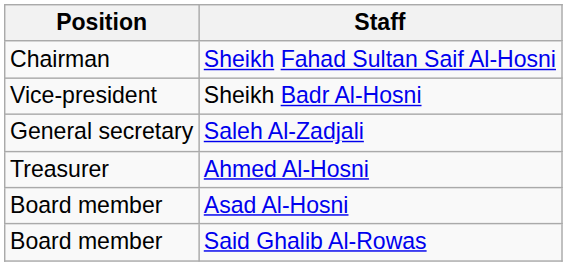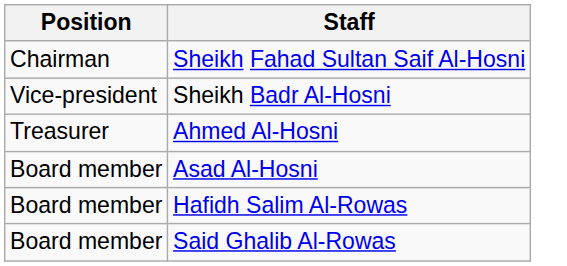- row: (284, 132)
+ row: (290, 205)
